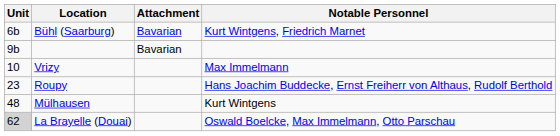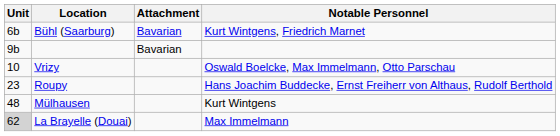(246, 67) Max Immelmann -> (330, 67) Oswald Boelcke, Max Immelmann, Otto Parschau
(330, 121) Oswald Boelcke, Max Immelmann, Otto Parschau -> (246, 121) Max Immelmann
